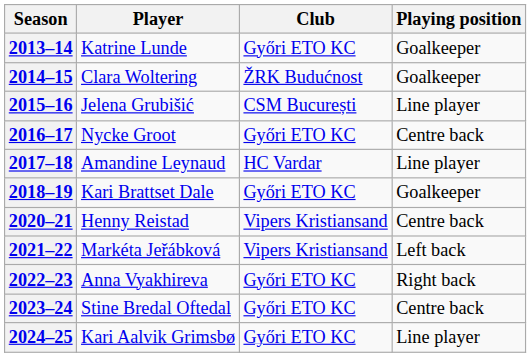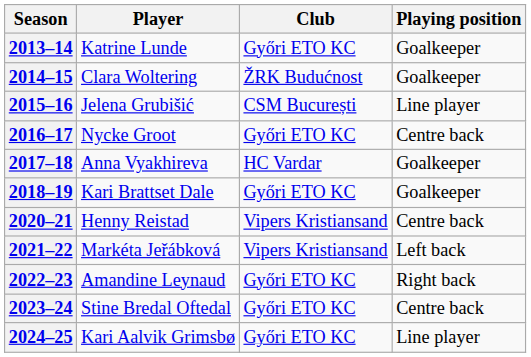(153, 163) Amandine Leynaud -> (144, 163) Anna Vyakhireva
(438, 163) Line player -> (438, 163) Goalkeeper
(144, 279) Anna Vyakhireva -> (153, 279) Amandine Leynaud
